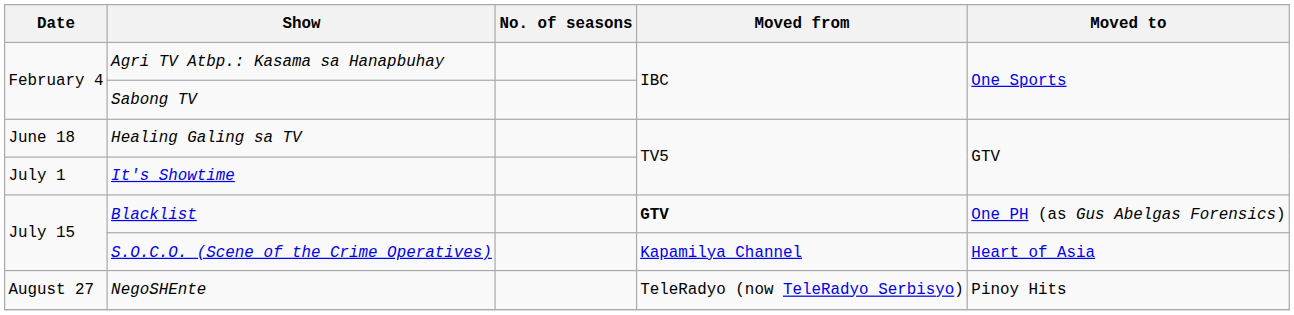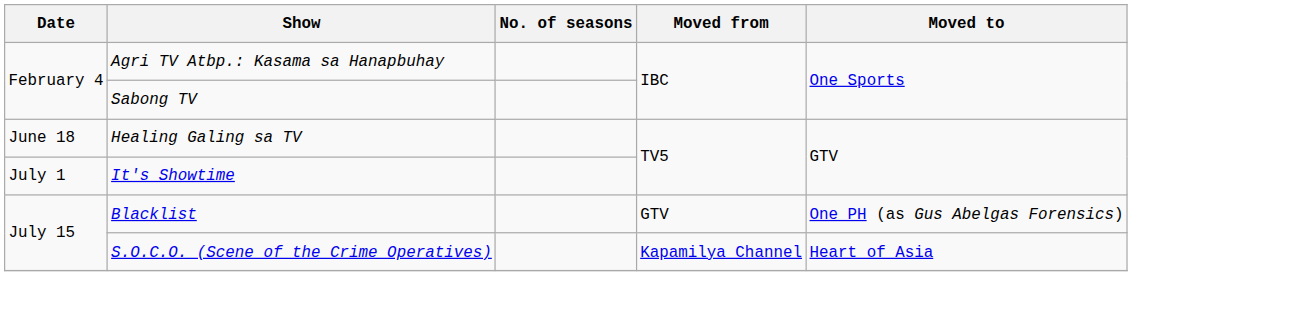(654, 214) bold -> (654, 214) normal
- row: (159, 290)
